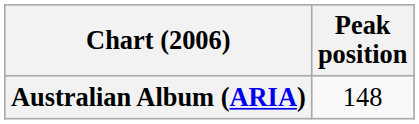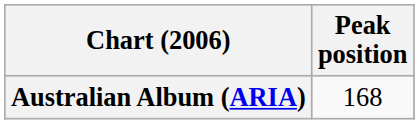(363, 97) 148 -> (363, 97) 168
